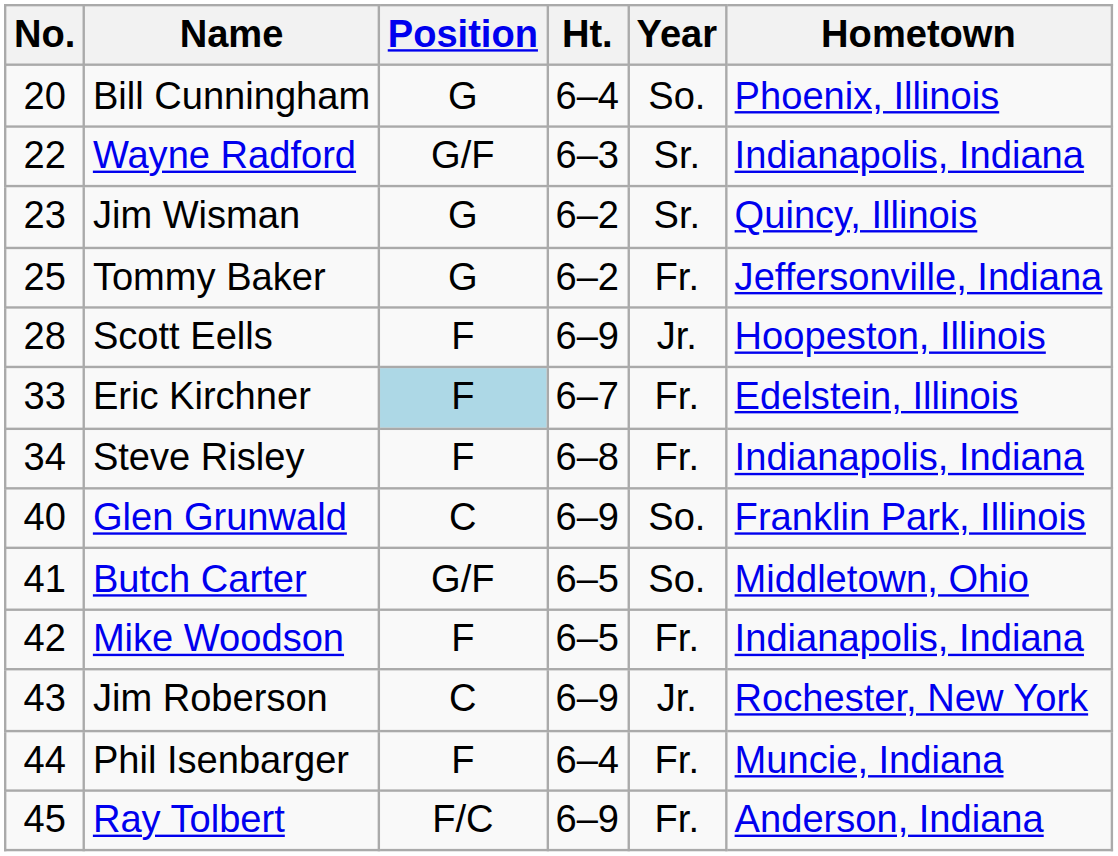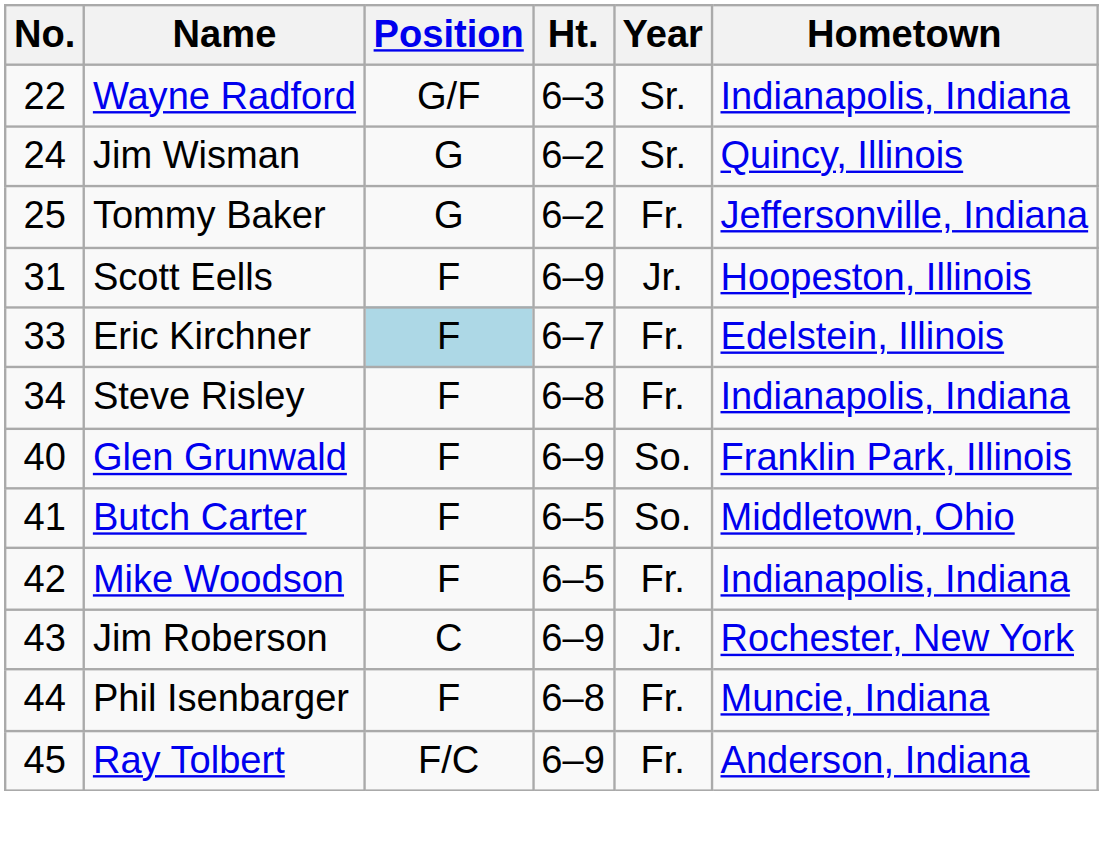- row: (232, 95)
(45, 215) 23 -> (45, 155) 24
(45, 336) 28 -> (45, 276) 31
(463, 517) C -> (449, 457) F
(463, 578) G/F -> (449, 517) F
(587, 759) 6–4 -> (573, 699) 6–8
